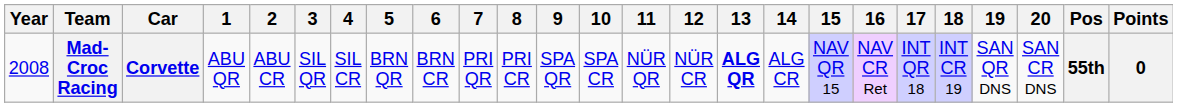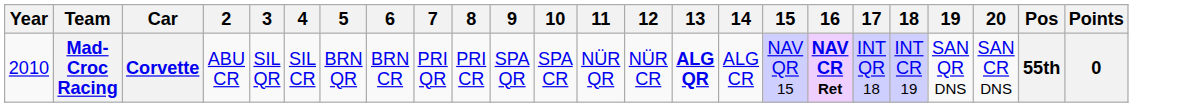- column: (226, 19)
(29, 68) 2008 -> (29, 68) 2010
(875, 68) normal -> (830, 68) bold
